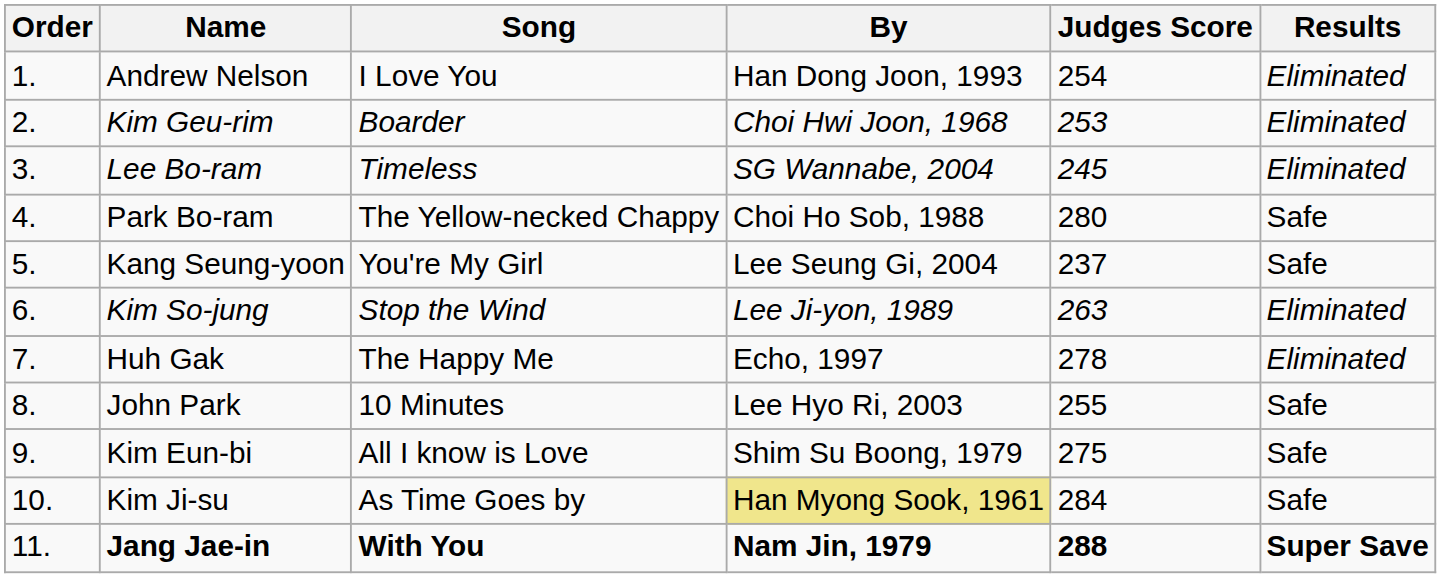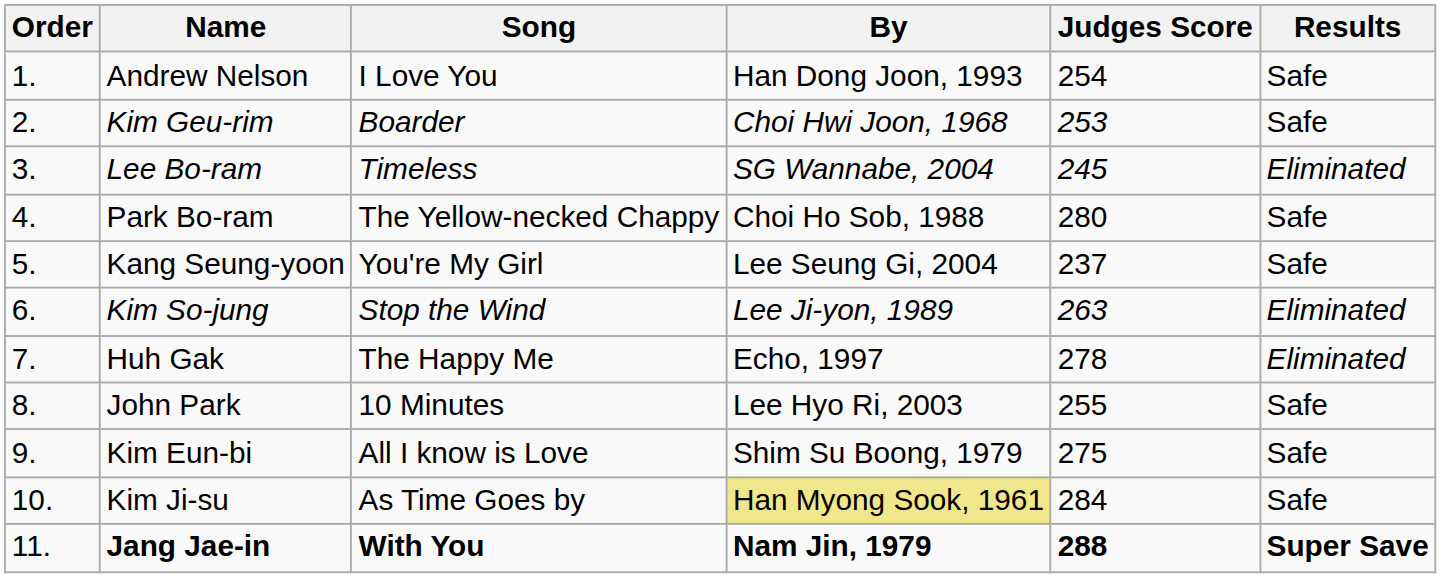(1336, 75) Eliminated -> (1297, 75) Safe
(1336, 122) Eliminated -> (1297, 122) Safe
